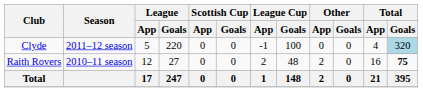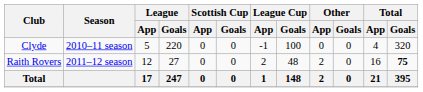(99, 45) 2011–12 season -> (99, 45) 2010–11 season
(403, 45) lightblue background -> (403, 45) no background
(99, 62) 2010–11 season -> (99, 62) 2011–12 season
